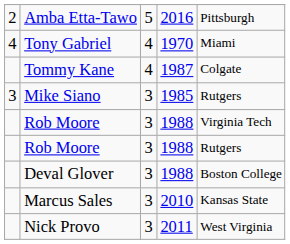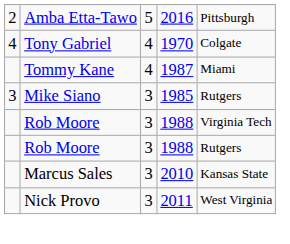(218, 43) Miami -> (221, 43) Colgate
(221, 69) Colgate -> (218, 69) Miami
- row: (69, 174)
